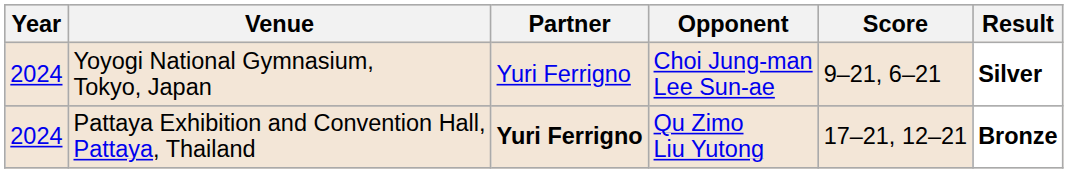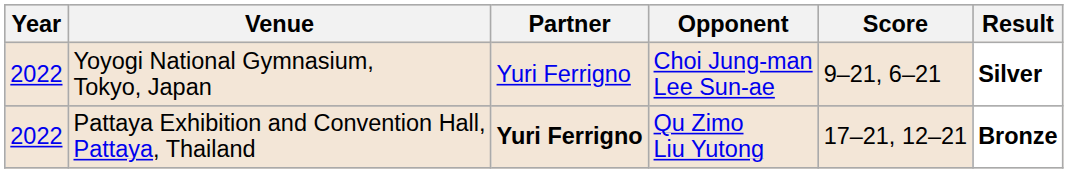(36, 74) 2024 -> (36, 74) 2022
(36, 137) 2024 -> (36, 137) 2022
